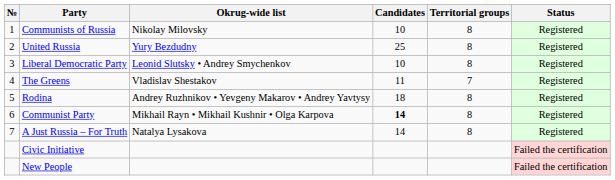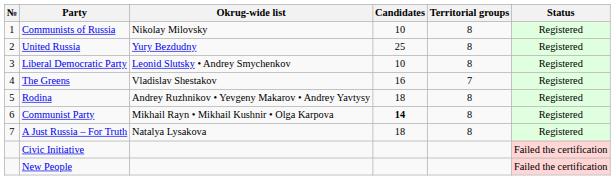(400, 81) 11 -> (400, 81) 16
(400, 132) 14 -> (400, 132) 18
